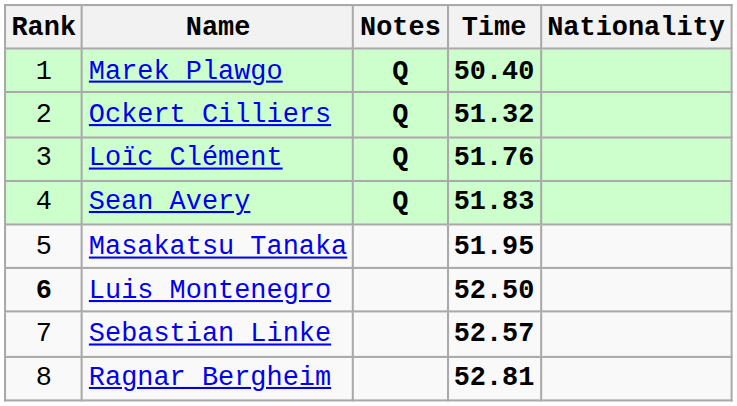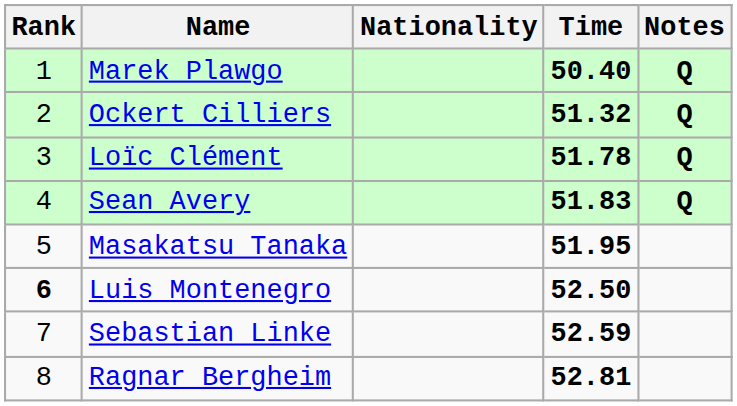columns swapped: (636, 27) <-> (400, 27)
(494, 159) 51.76 -> (591, 159) 51.78
(494, 334) 52.57 -> (591, 334) 52.59
